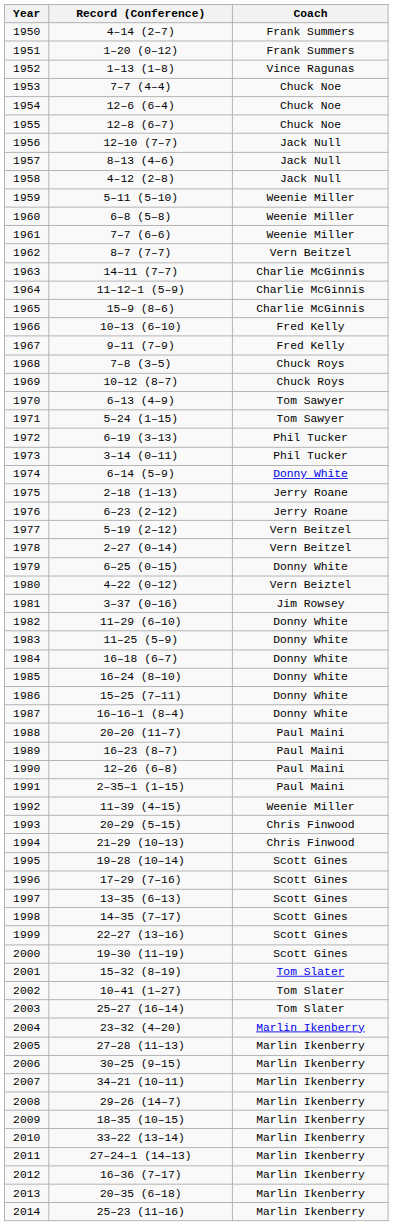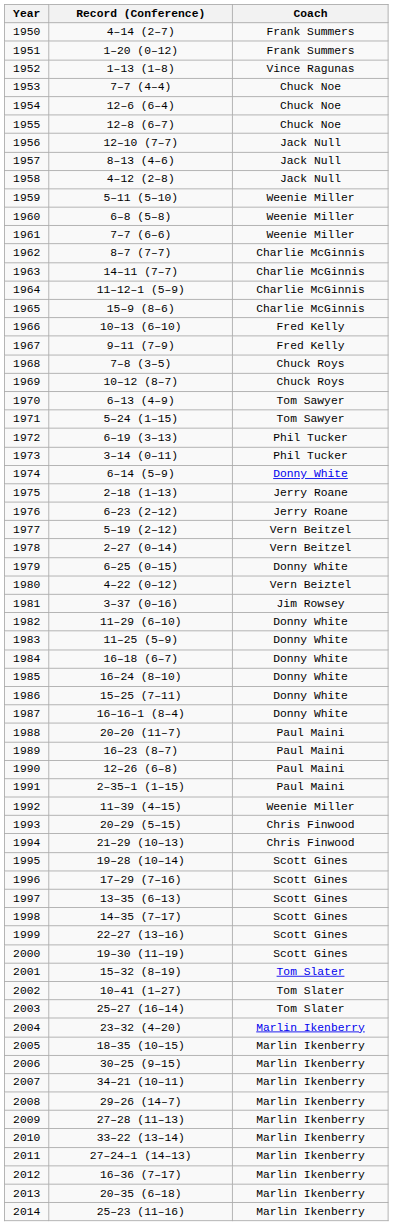(311, 253) Vern Beitzel -> (311, 253) Charlie McGinnis
(141, 1046) 27–28 (11–13) -> (141, 1046) 18–35 (10–15)
(141, 1120) 18–35 (10–15) -> (141, 1120) 27–28 (11–13)
